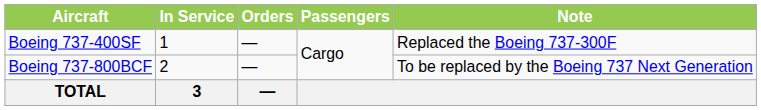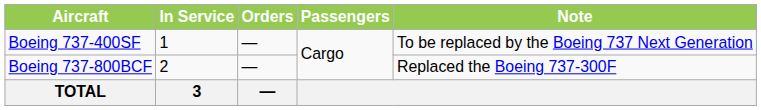(575, 42) Replaced the Boeing 737-300F -> (575, 42) To be replaced by the Boeing 737 Next Generation
(575, 67) To be replaced by the Boeing 737 Next Generation -> (575, 67) Replaced the Boeing 737-300F
